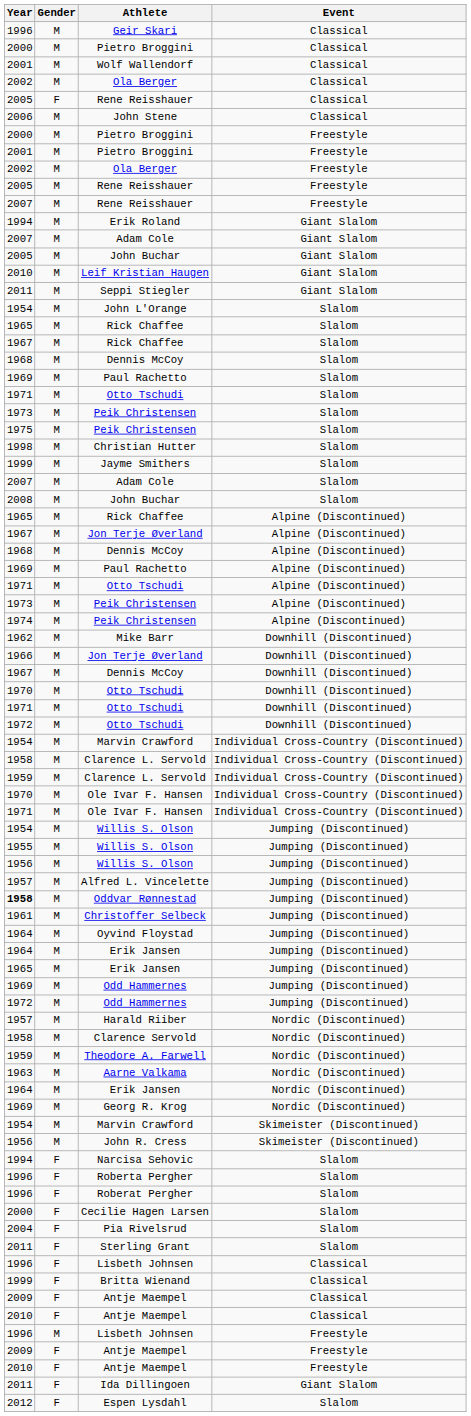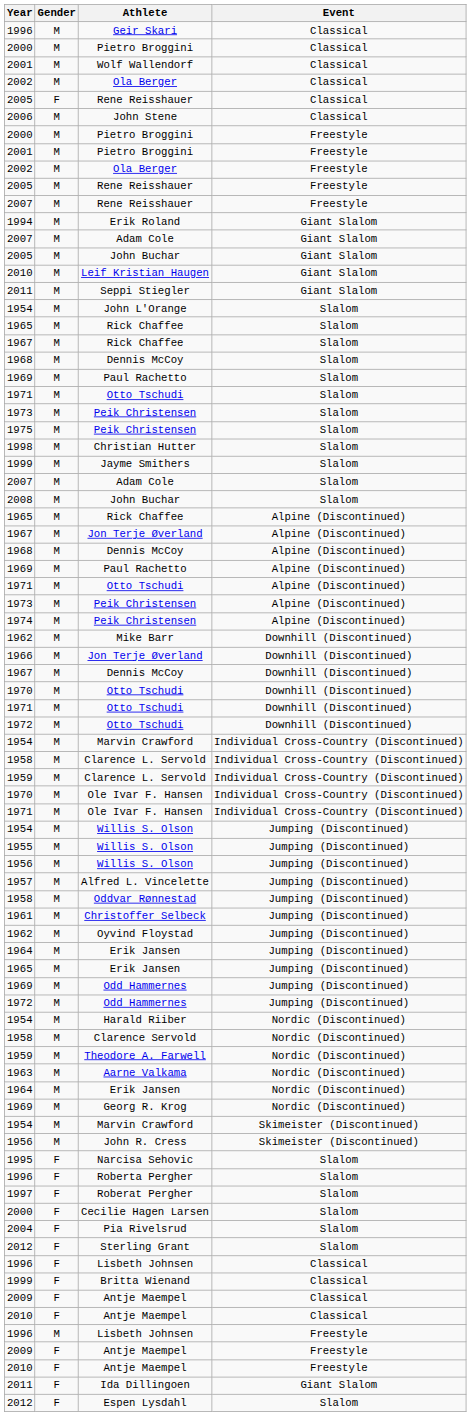(20, 899) bold -> (20, 899) normal
(20, 934) 1964 -> (20, 934) 1962
(20, 1021) 1957 -> (20, 1021) 1954
(20, 1160) 1994 -> (20, 1160) 1995
(20, 1195) 1996 -> (20, 1195) 1997
(20, 1247) 2011 -> (20, 1247) 2012
